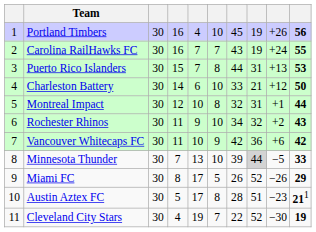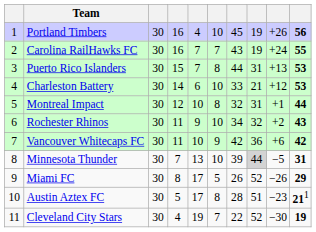(301, 86) 50 -> (301, 86) 53
(301, 159) 33 -> (301, 159) 31
